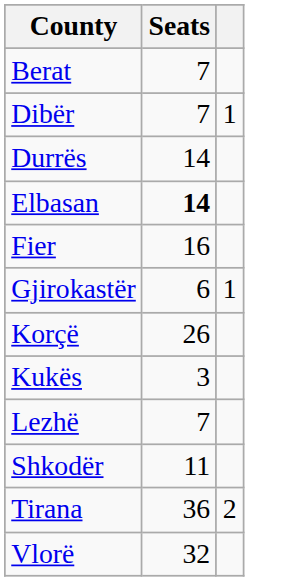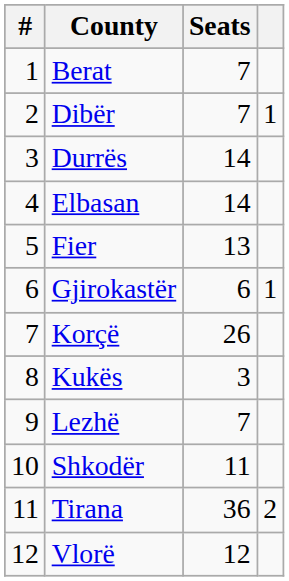+ column: (25, 26)
(196, 202) bold -> (237, 202) normal
(196, 245) 16 -> (237, 245) 13
(196, 553) 32 -> (237, 553) 12
